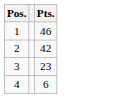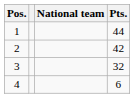+ column: (71, 13)
(46, 31) 46 -> (118, 31) 44
(46, 66) 23 -> (118, 66) 32
